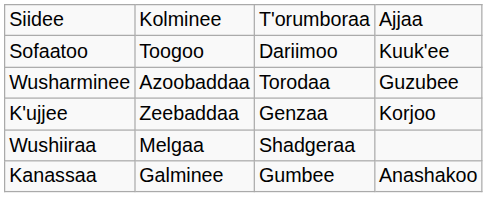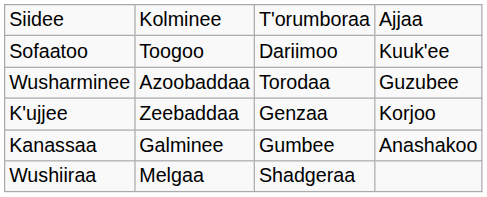rows swapped: (53, 176) <-> (53, 144)
